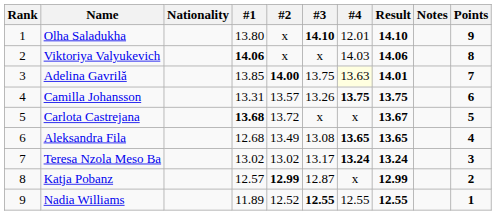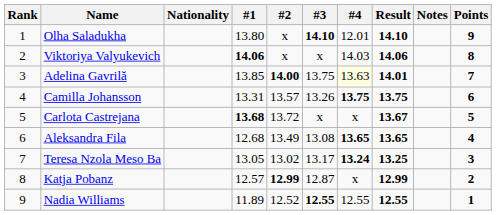(250, 158) 13.02 -> (250, 158) 13.05
(393, 158) 13.24 -> (393, 158) 13.25
